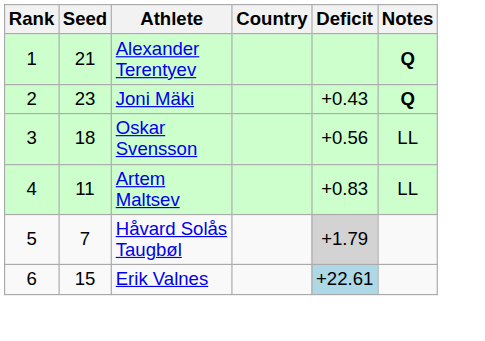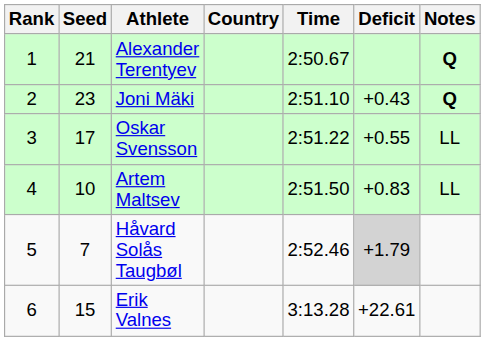+ column: (319, 19)
(85, 138) 18 -> (85, 138) 17
(345, 138) +0.56 -> (387, 138) +0.55
(85, 189) 11 -> (85, 189) 10
(345, 279) lightblue background -> (387, 310) no background
